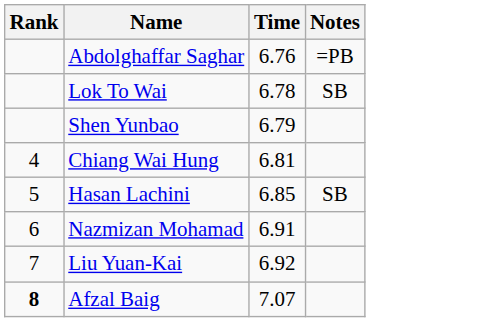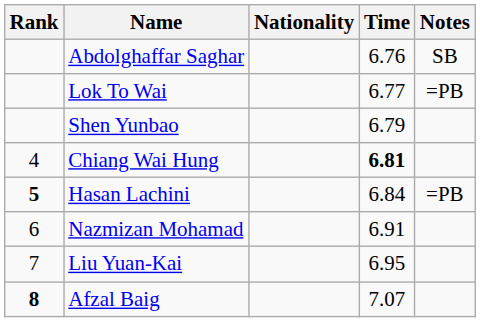+ column: (304, 21)
(335, 56) =PB -> (445, 56) SB
(277, 91) 6.78 -> (387, 91) 6.77
(335, 91) SB -> (445, 91) =PB
(277, 160) normal -> (387, 160) bold
(34, 194) normal -> (34, 194) bold
(277, 194) 6.85 -> (387, 194) 6.84
(335, 194) SB -> (445, 194) =PB
(277, 264) 6.92 -> (387, 264) 6.95
